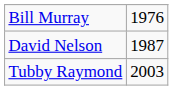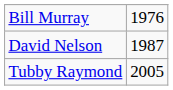(147, 71) 2003 -> (147, 71) 2005
